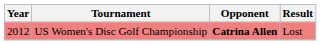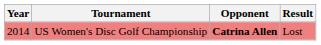(18, 31) 2012 -> (18, 31) 2014
